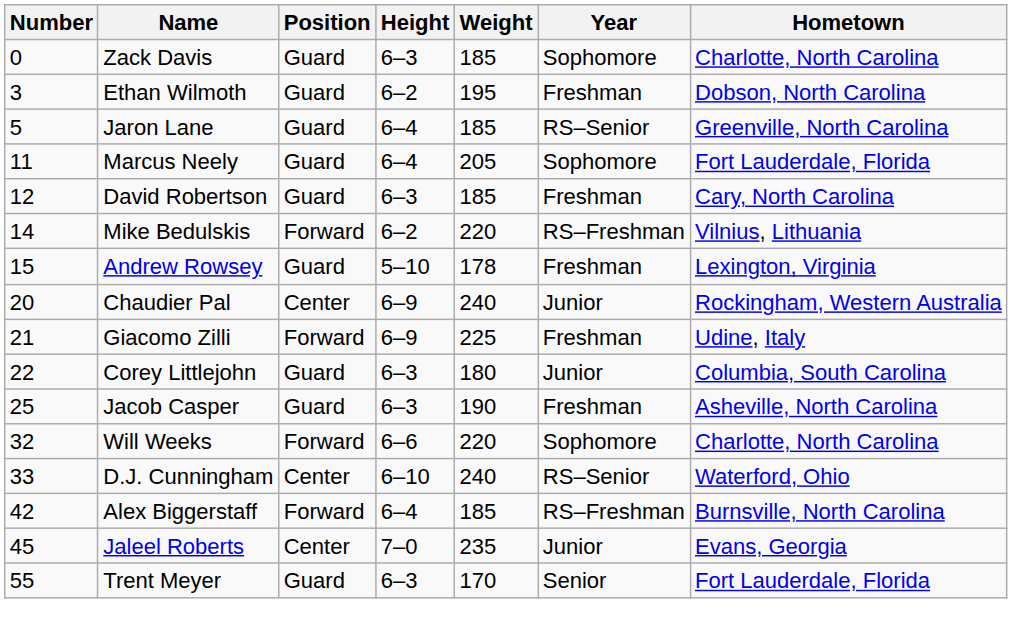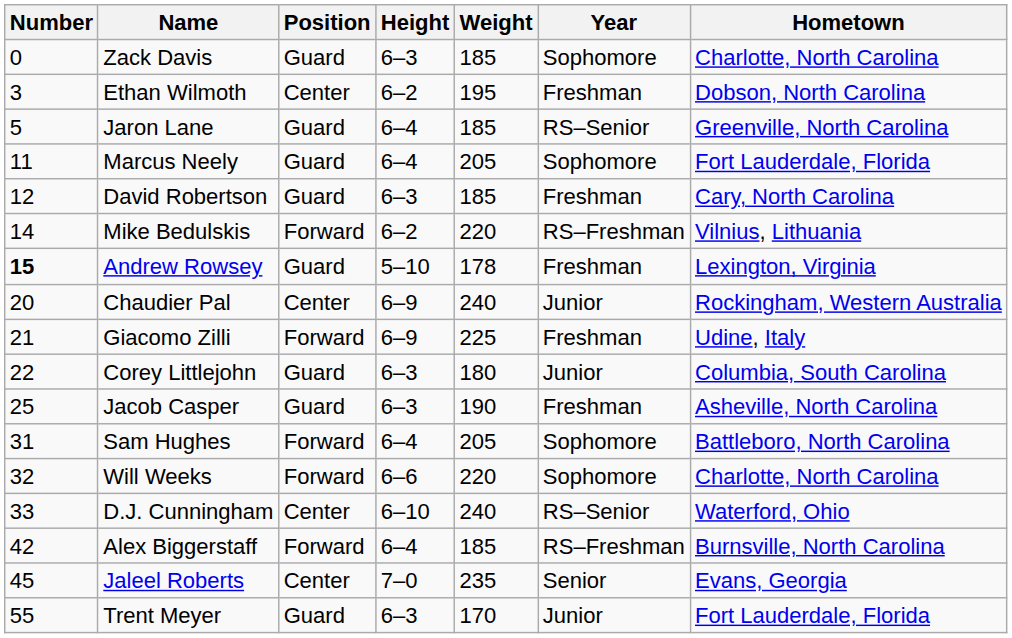(314, 92) Guard -> (317, 92) Center
(22, 267) normal -> (22, 267) bold
+ row: (167, 441)
(573, 546) Junior -> (575, 581) Senior
(575, 581) Senior -> (573, 615) Junior
